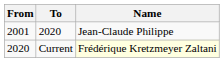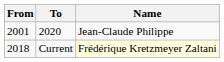(18, 48) 2020 -> (18, 48) 2018
